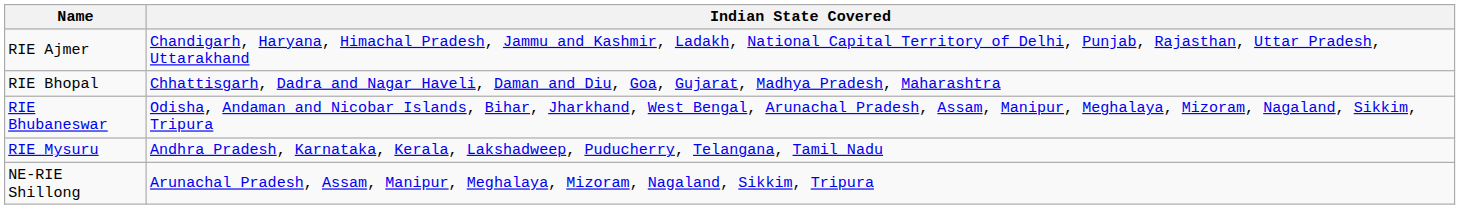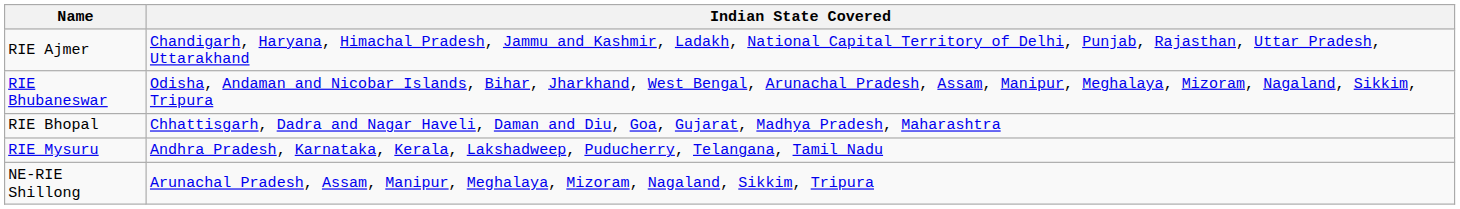rows swapped: (53, 83) <-> (58, 117)
